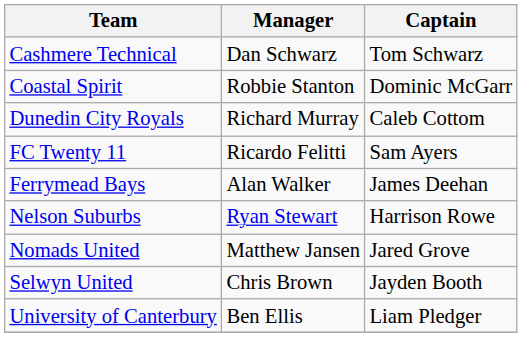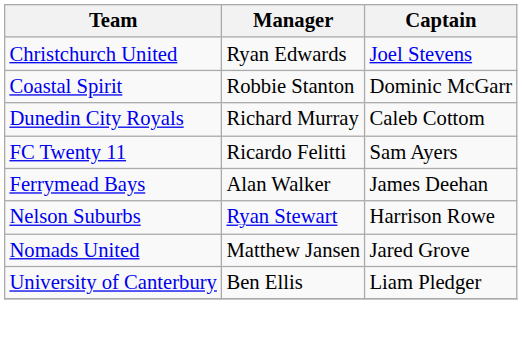- row: (93, 53)
+ row: (93, 53)
- row: (71, 282)
